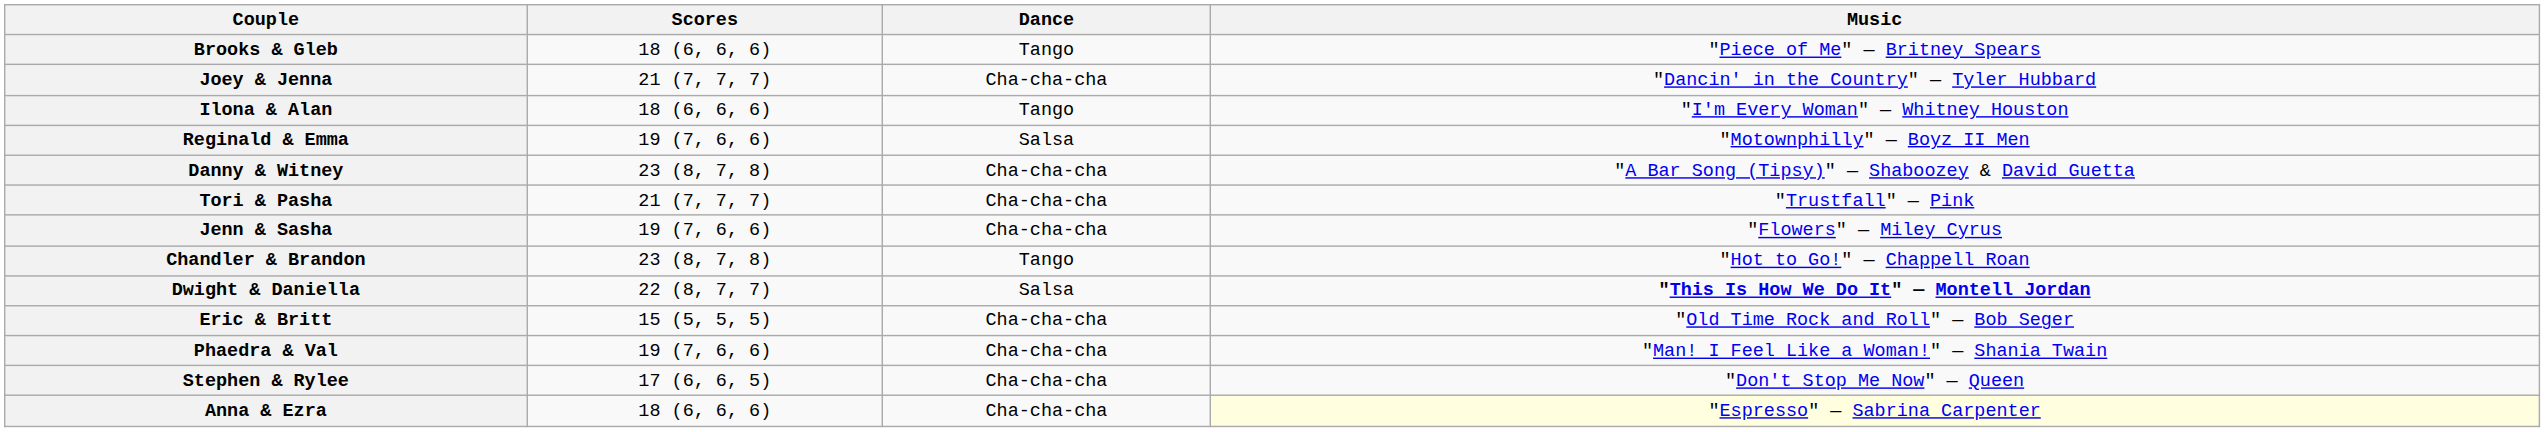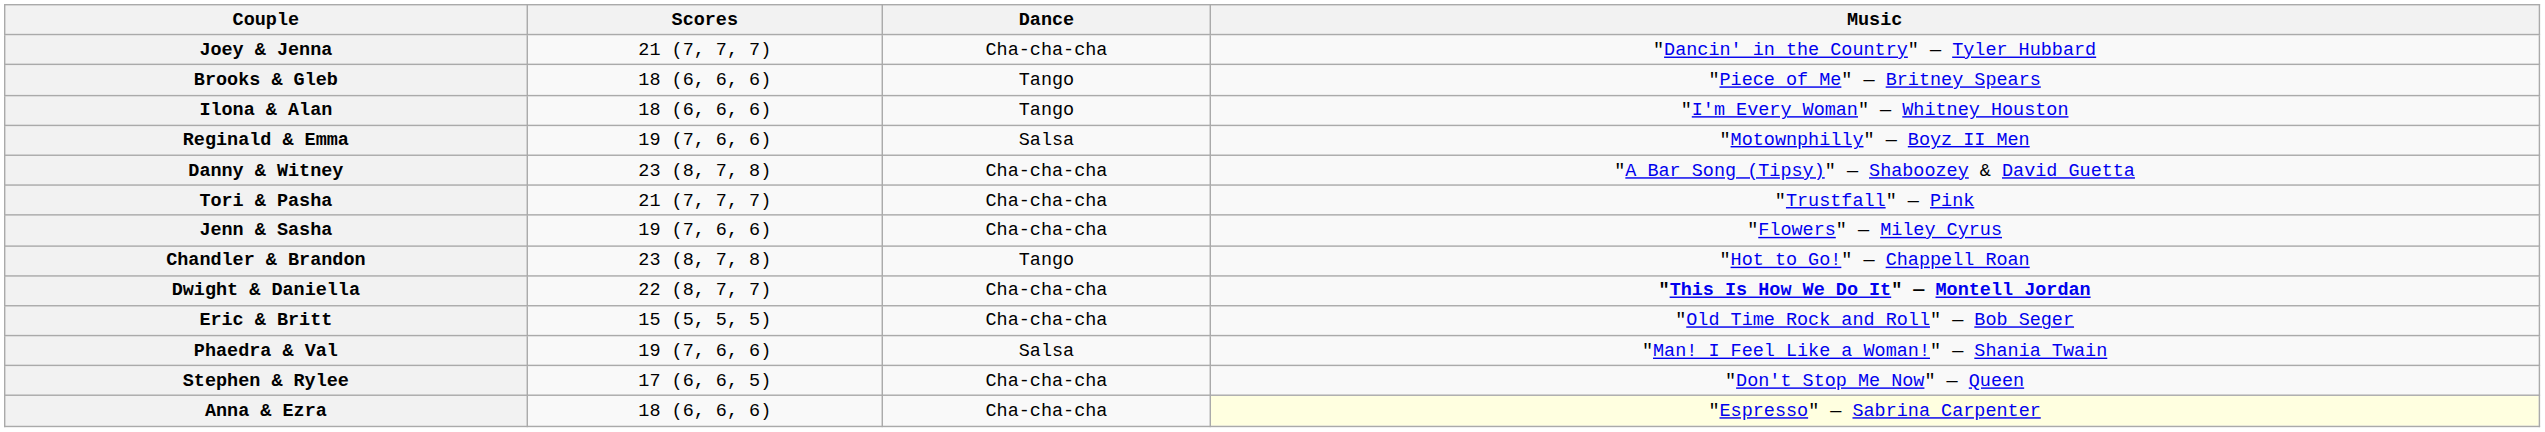rows swapped: (266, 80) <-> (266, 50)
(1046, 291) Salsa -> (1046, 291) Cha-cha-cha
(1046, 351) Cha-cha-cha -> (1046, 351) Salsa
